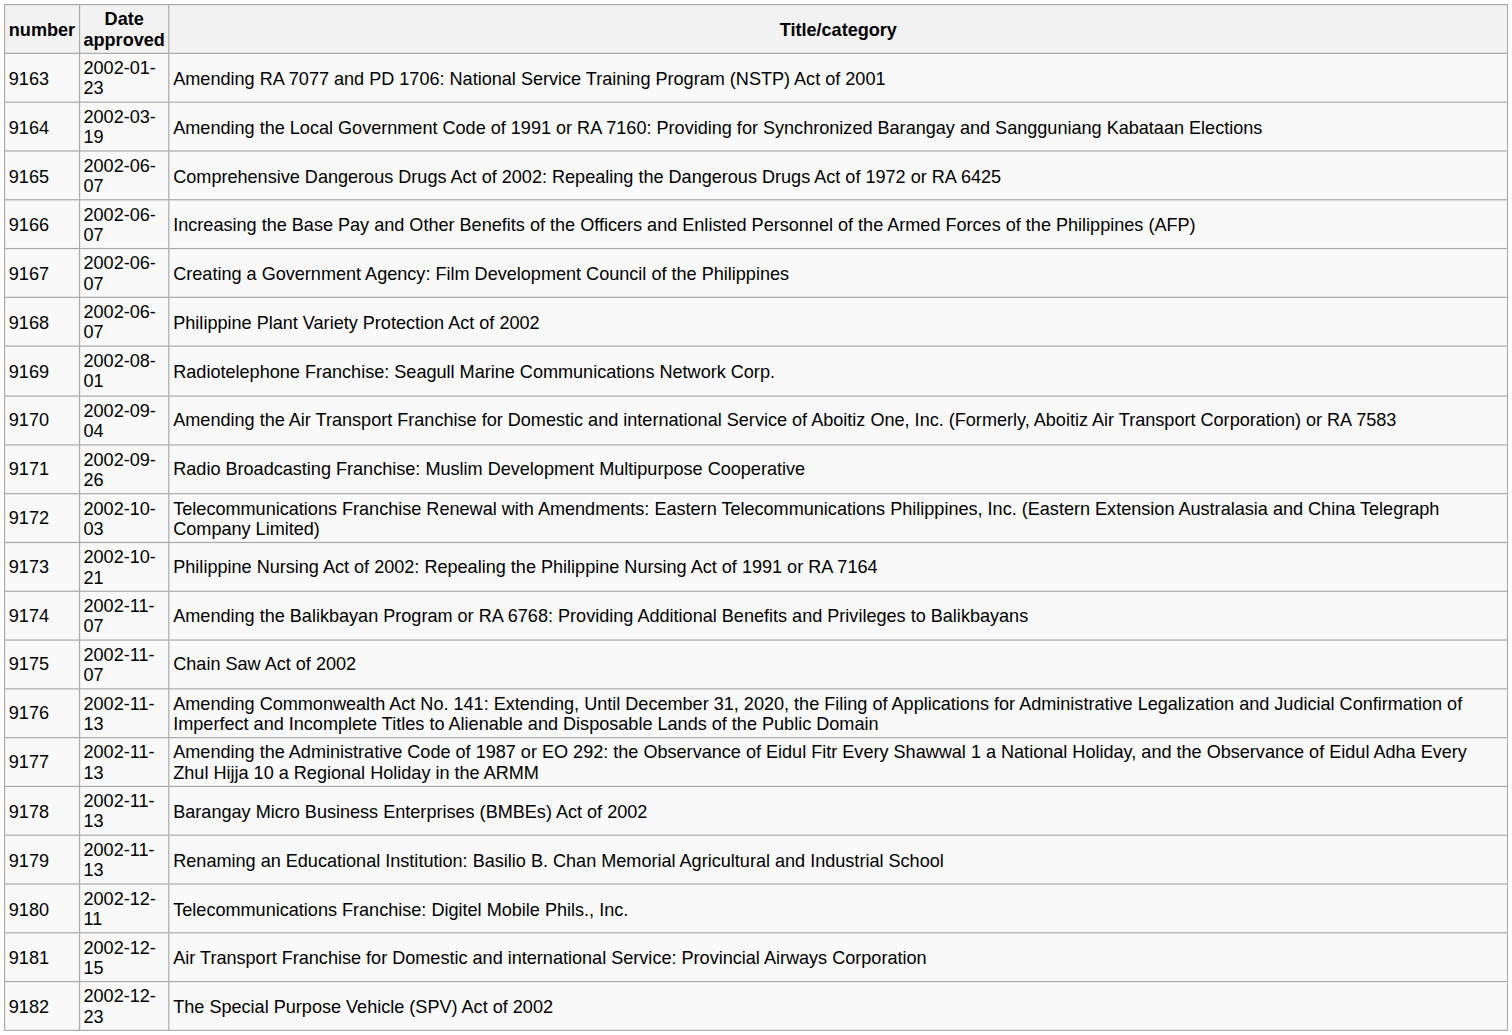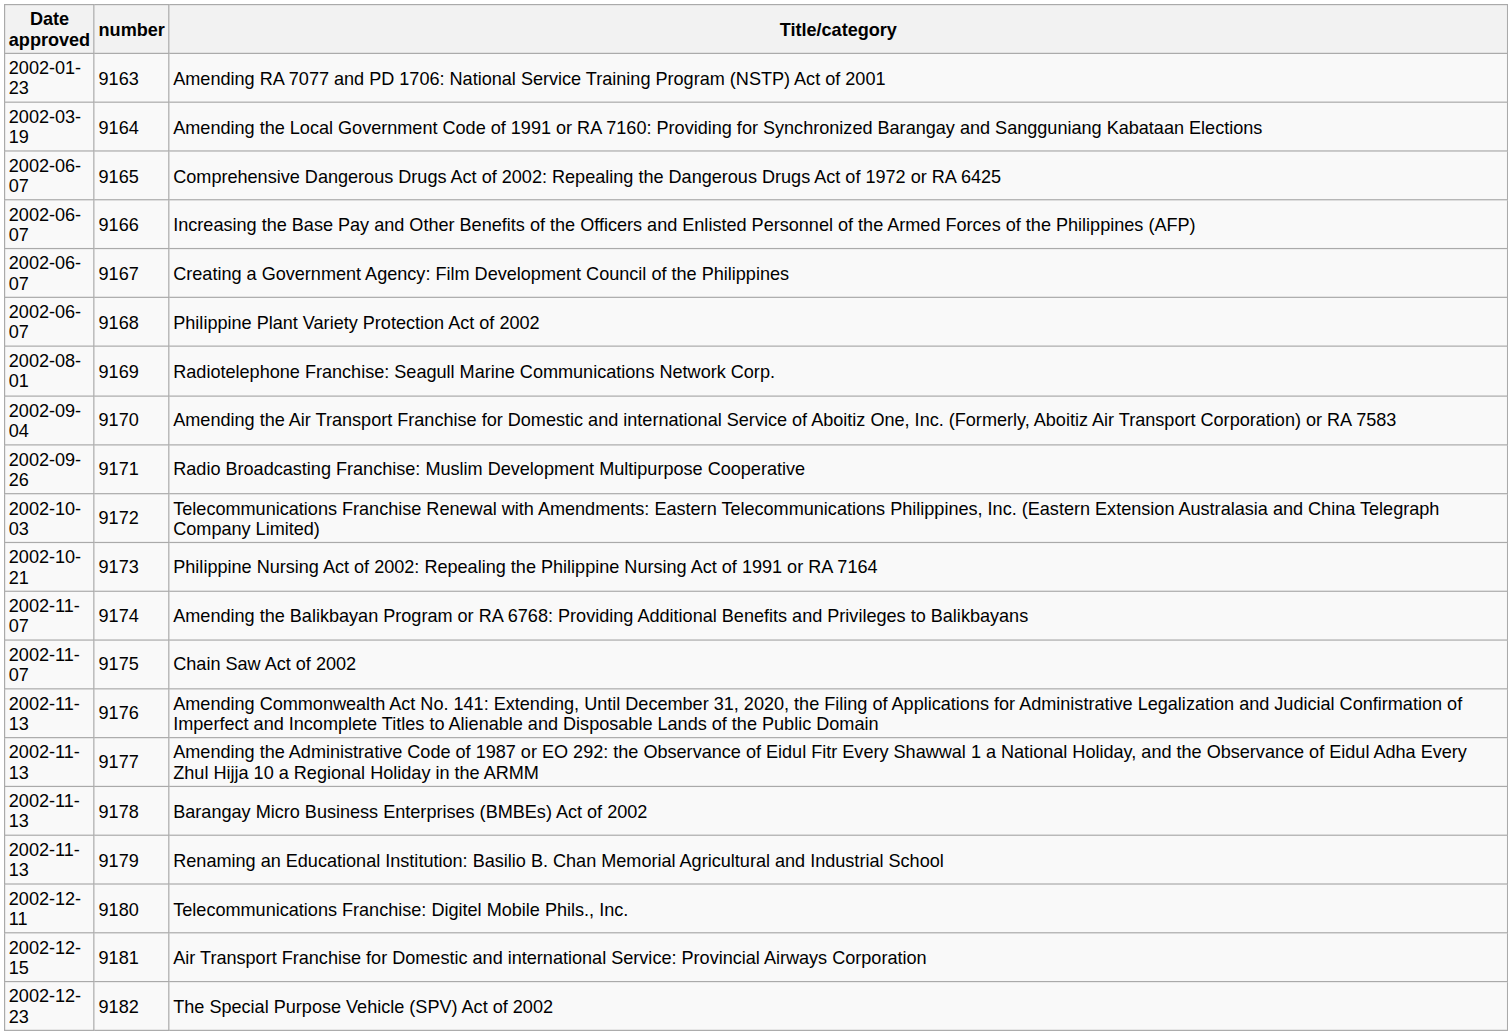columns swapped: (124, 29) <-> (42, 29)
